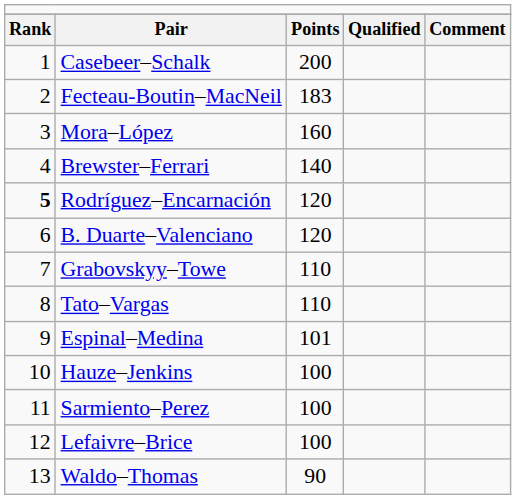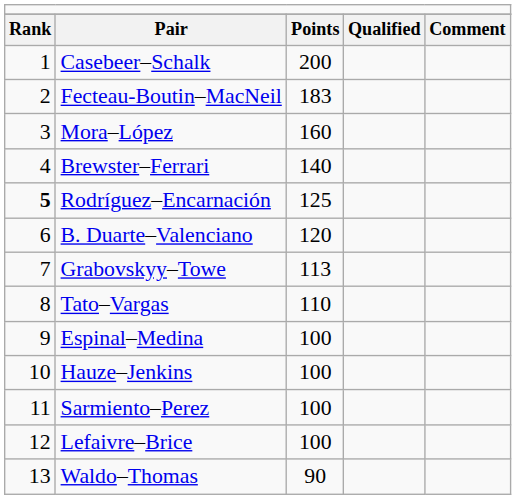(315, 200) 120 -> (315, 200) 125
(315, 269) 110 -> (315, 269) 113
(315, 338) 101 -> (315, 338) 100
